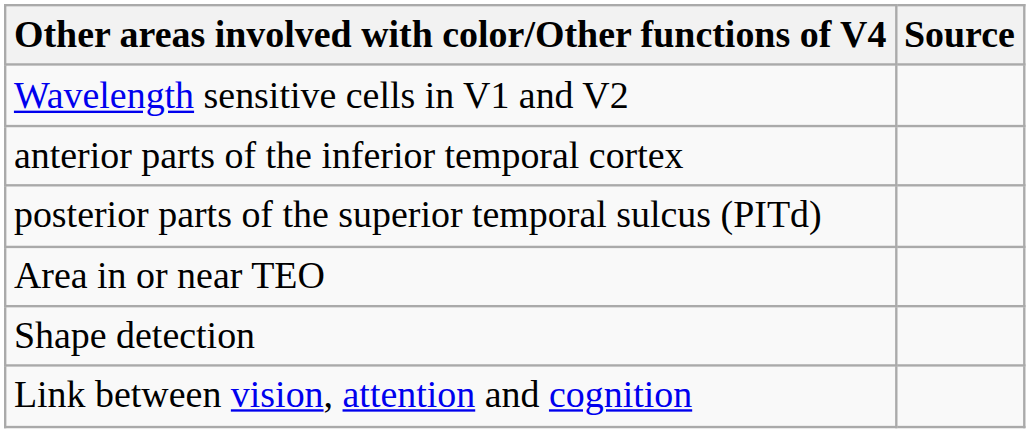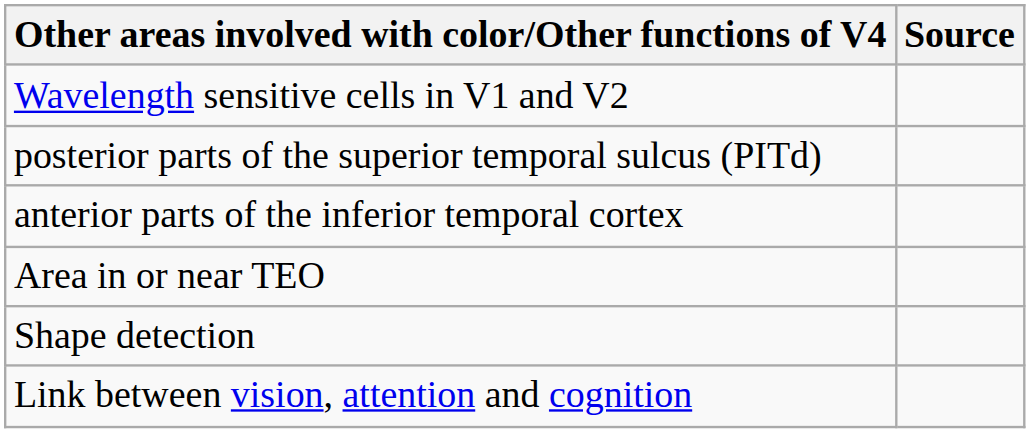rows swapped: (349, 154) <-> (418, 214)
